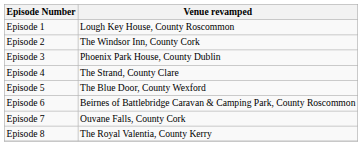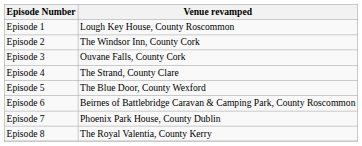(150, 57) Phoenix Park House, County Dublin -> (133, 57) Ouvane Falls, County Cork
(133, 118) Ouvane Falls, County Cork -> (150, 118) Phoenix Park House, County Dublin
